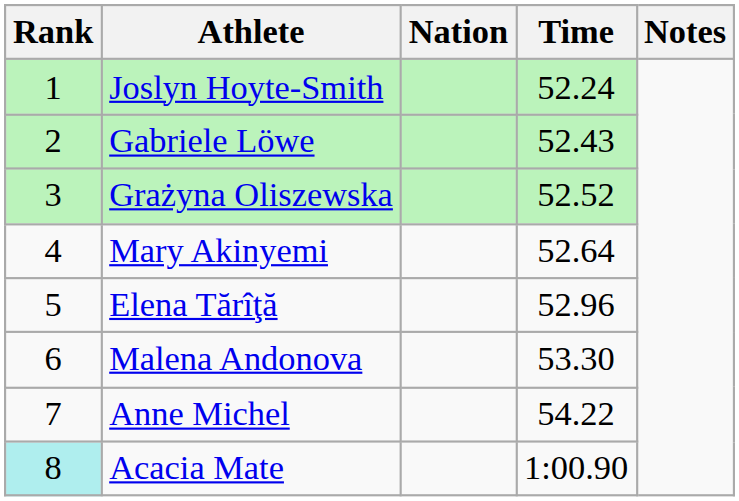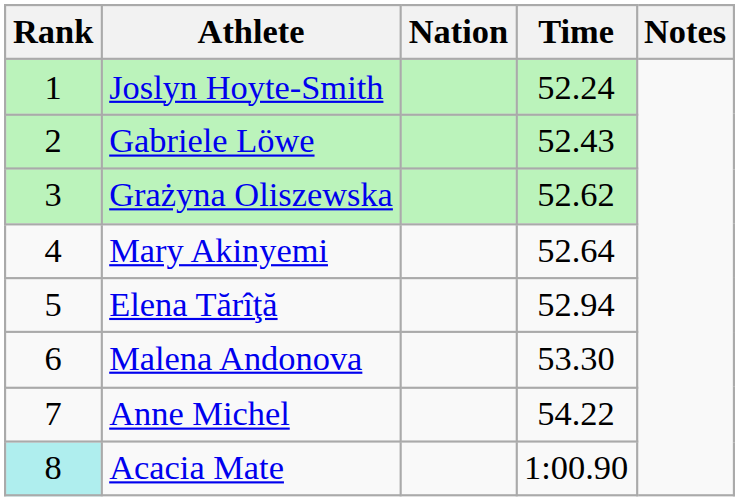(576, 195) 52.52 -> (576, 195) 52.62
(576, 304) 52.96 -> (576, 304) 52.94
